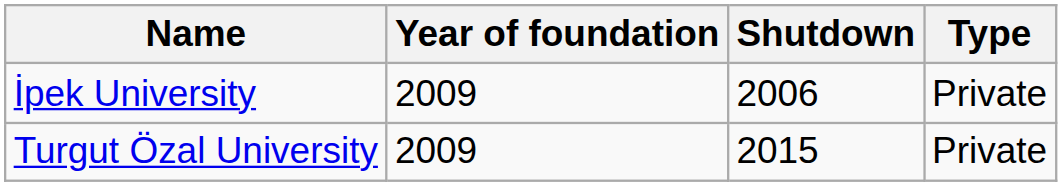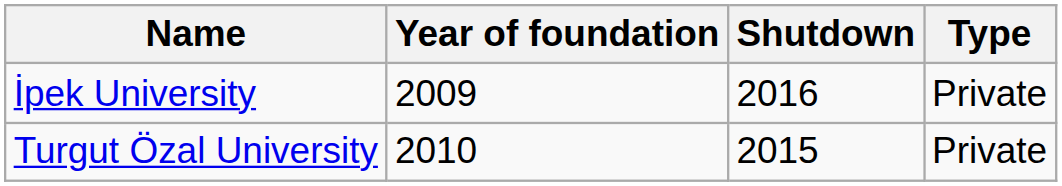(778, 92) 2006 -> (778, 92) 2016
(436, 151) 2009 -> (436, 151) 2010
